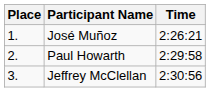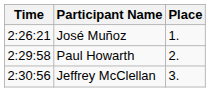columns swapped: (24, 14) <-> (181, 14)
